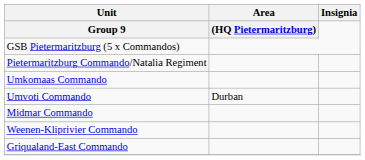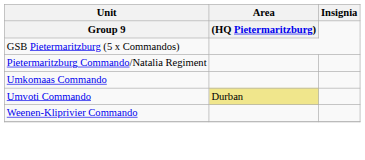(227, 96) no background -> (227, 96) khaki background
- row: (50, 113)
- row: (67, 146)
